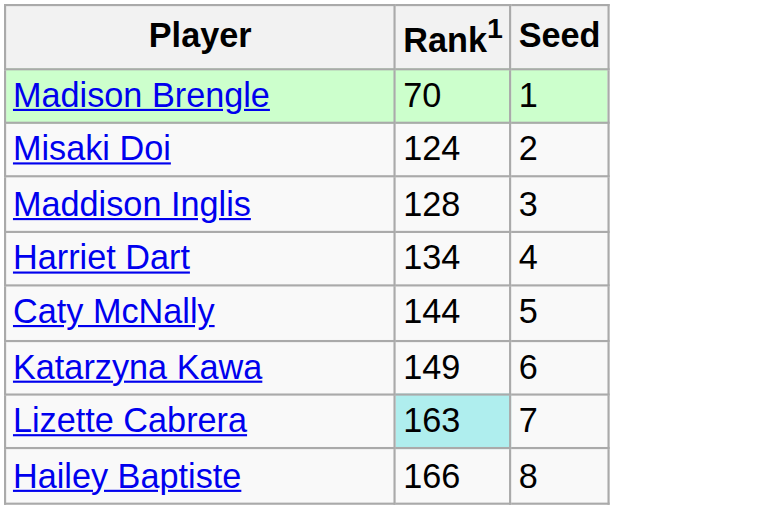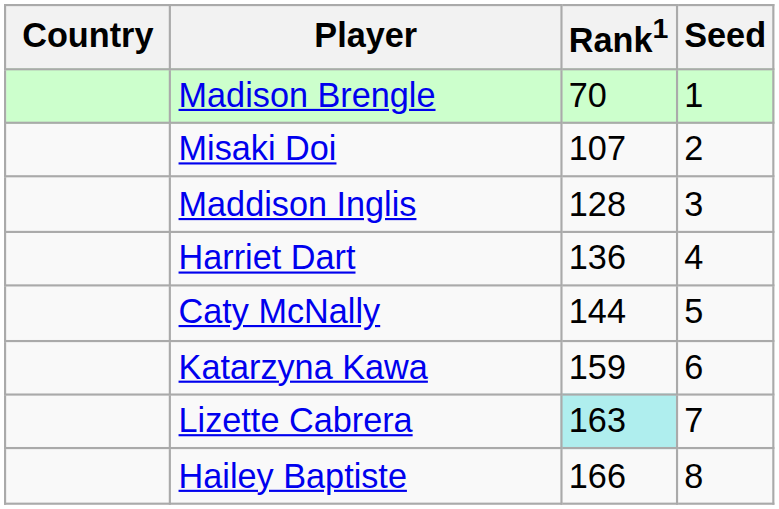+ column: (88, 36)
(432, 149) 124 -> (597, 149) 107
(432, 258) 134 -> (597, 258) 136
(432, 366) 149 -> (597, 366) 159
